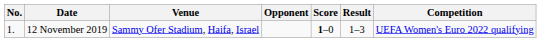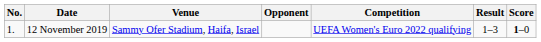columns swapped: (326, 12) <-> (455, 12)
